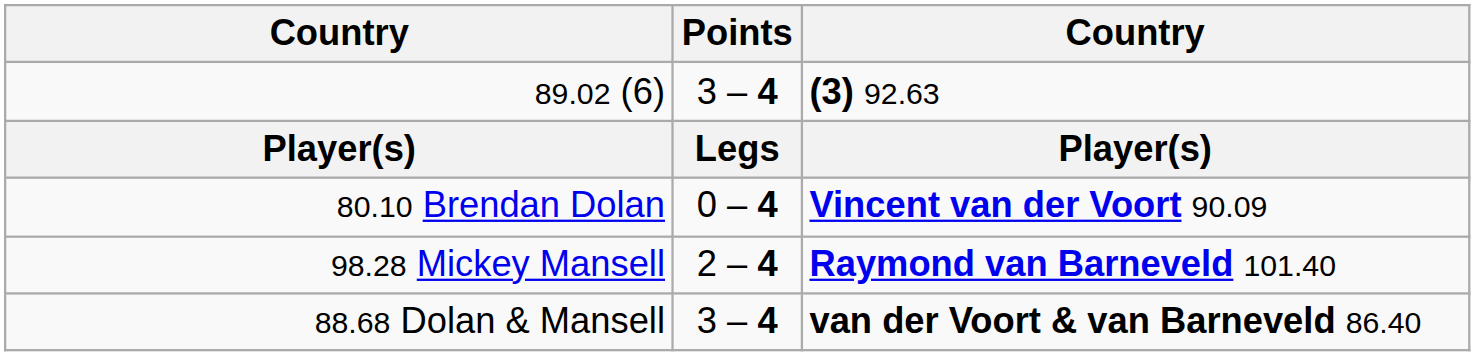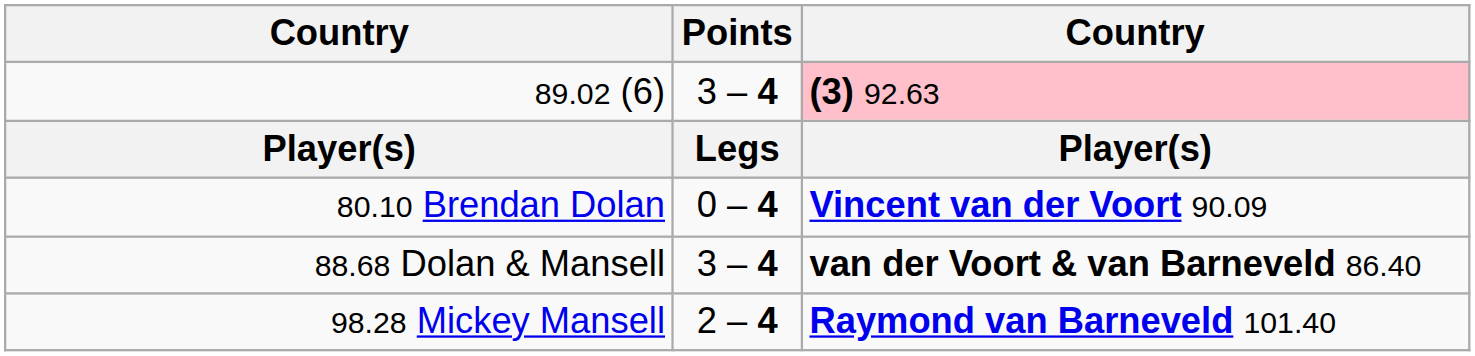(875, 90) no background -> (875, 90) pink background
rows swapped: (498, 263) <-> (490, 321)
